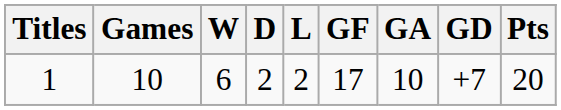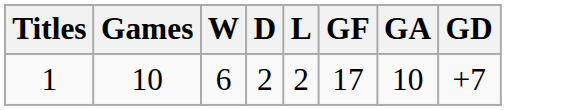- column: (528, 29)
